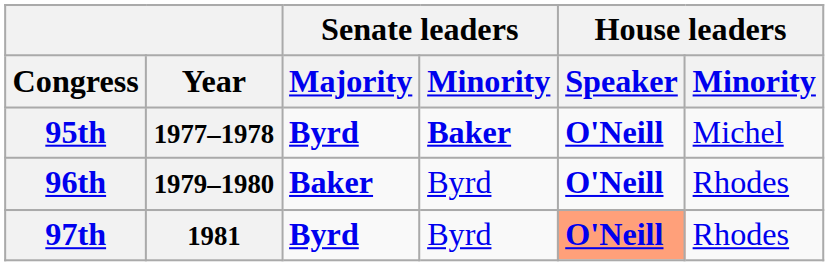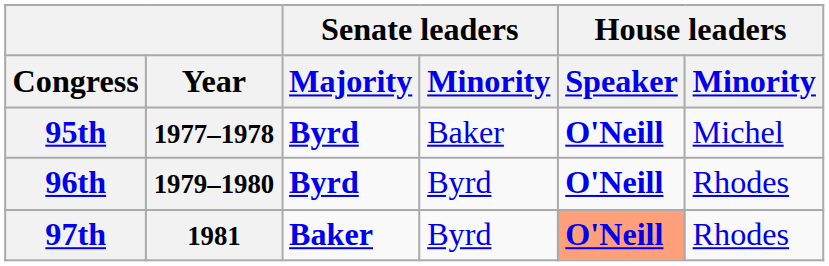(469, 132) bold -> (466, 132) normal
(331, 183) Baker -> (324, 183) Byrd
(324, 234) Byrd -> (331, 234) Baker
